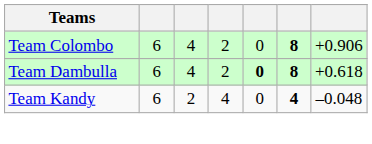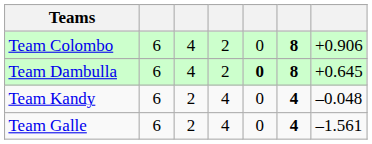(339, 71) +0.618 -> (339, 71) +0.645
+ row: (48, 125)
